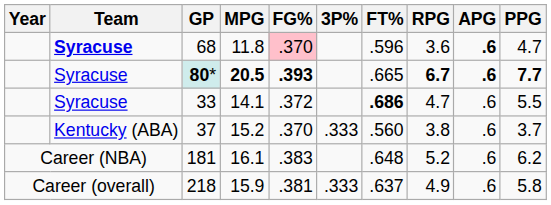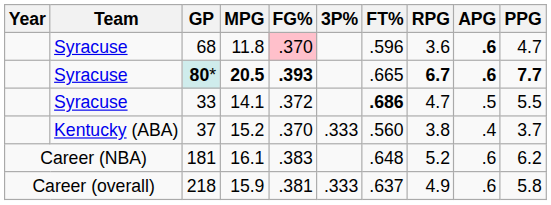(93, 47) bold -> (91, 47) normal
(489, 102) .6 -> (489, 102) .5
(489, 130) .6 -> (489, 130) .4
